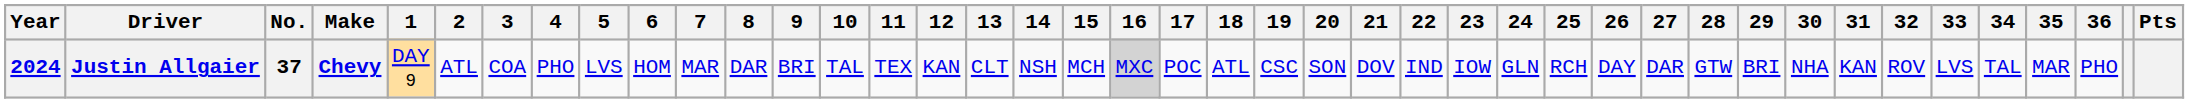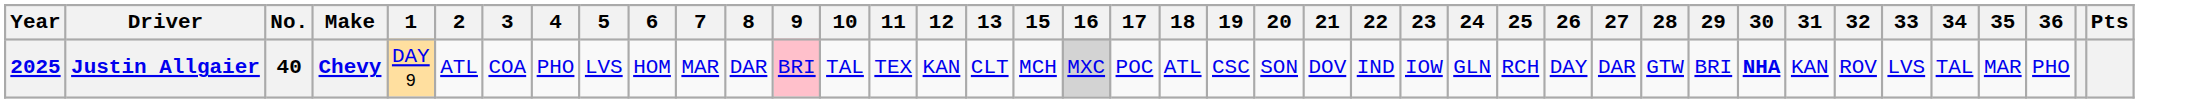- column: (1038, 22)
(35, 68) 2024 -> (35, 68) 2025
(289, 68) 37 -> (289, 68) 40
(797, 68) no background -> (797, 68) pink background
(1810, 68) normal -> (1762, 68) bold
